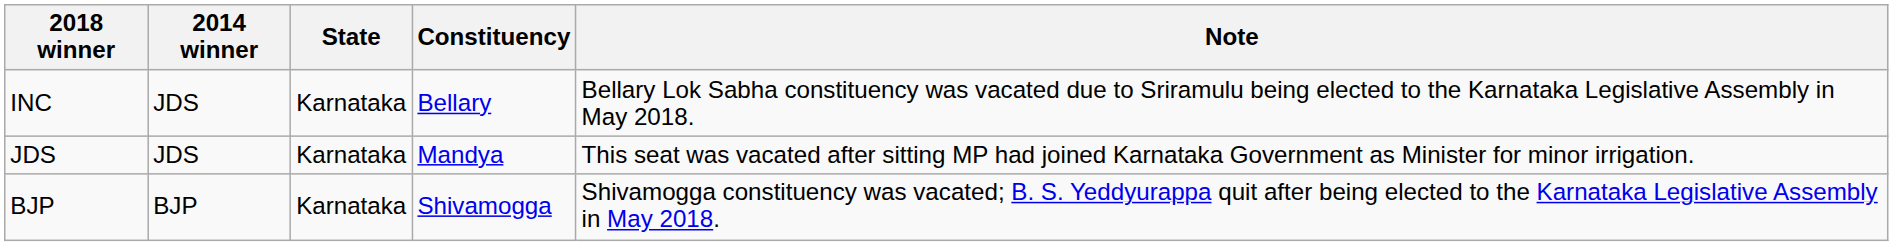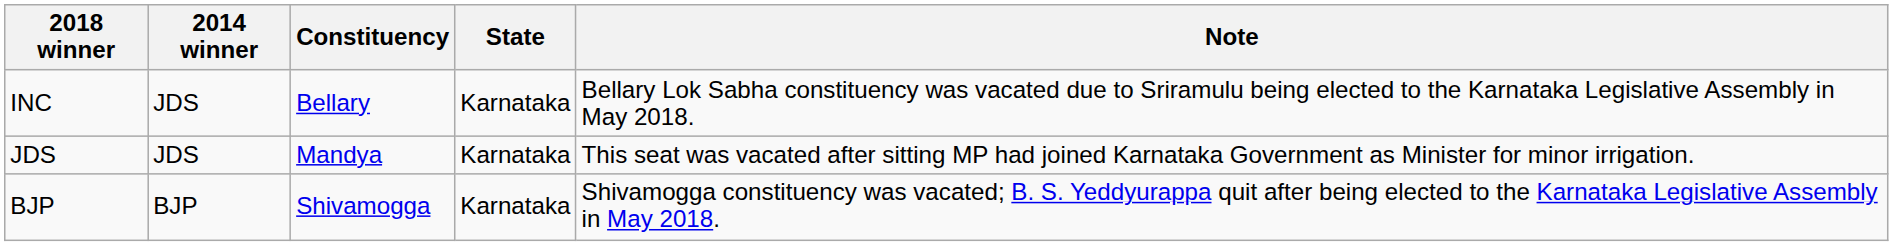columns swapped: (351, 37) <-> (494, 37)
